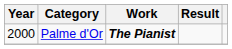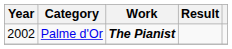(21, 34) 2000 -> (21, 34) 2002
